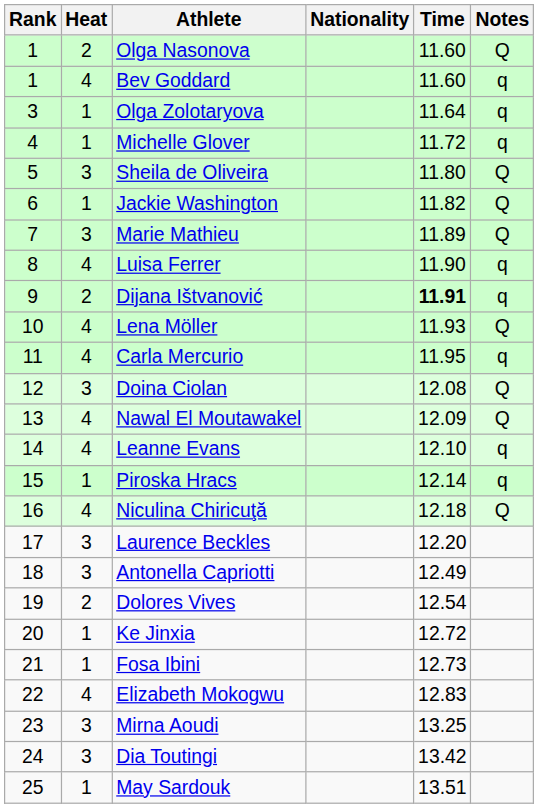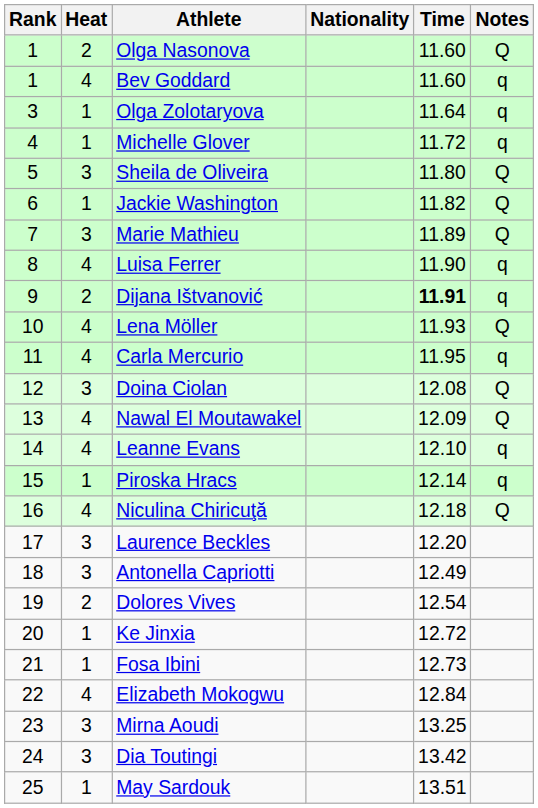(442, 695) 12.83 -> (442, 695) 12.84
